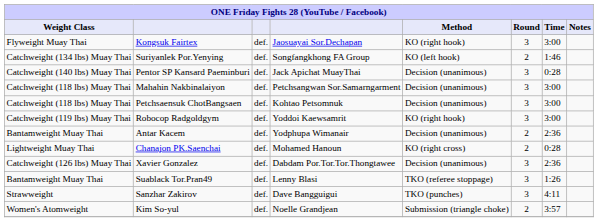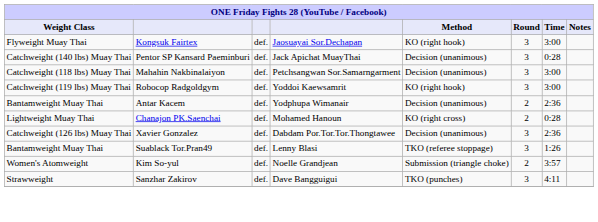- row: (179, 57)
- row: (188, 103)
rows swapped: (166, 194) <-> (157, 209)
